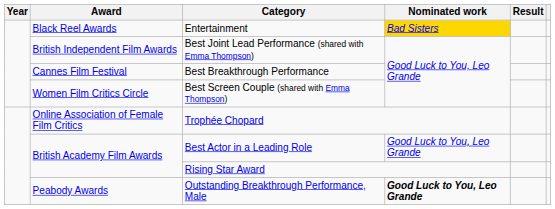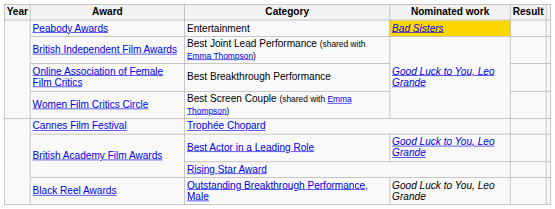(75, 28) Black Reel Awards -> (70, 28) Peabody Awards
(80, 71) Cannes Film Festival -> (98, 77) Online Association of Female Film Critics
(98, 120) Online Association of Female Film Critics -> (80, 126) Cannes Film Festival
(70, 191) Peabody Awards -> (75, 191) Black Reel Awards
(442, 191) bold -> (443, 191) normal
